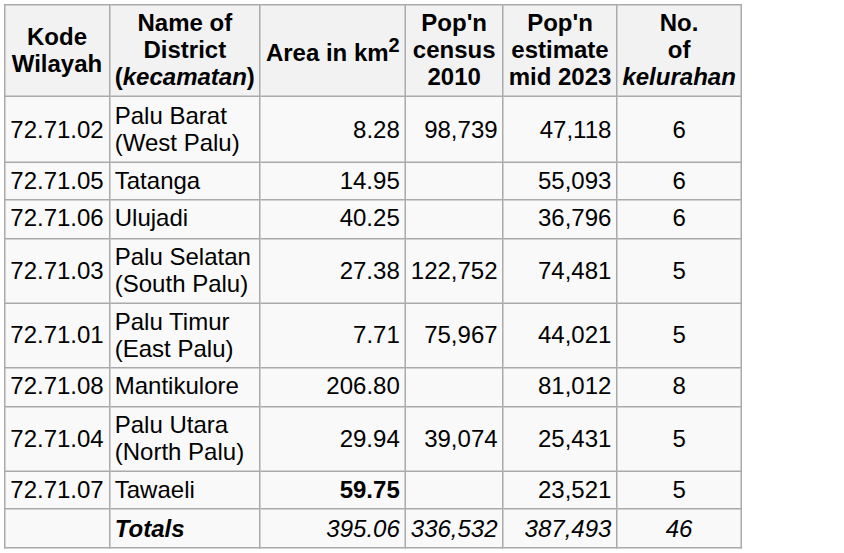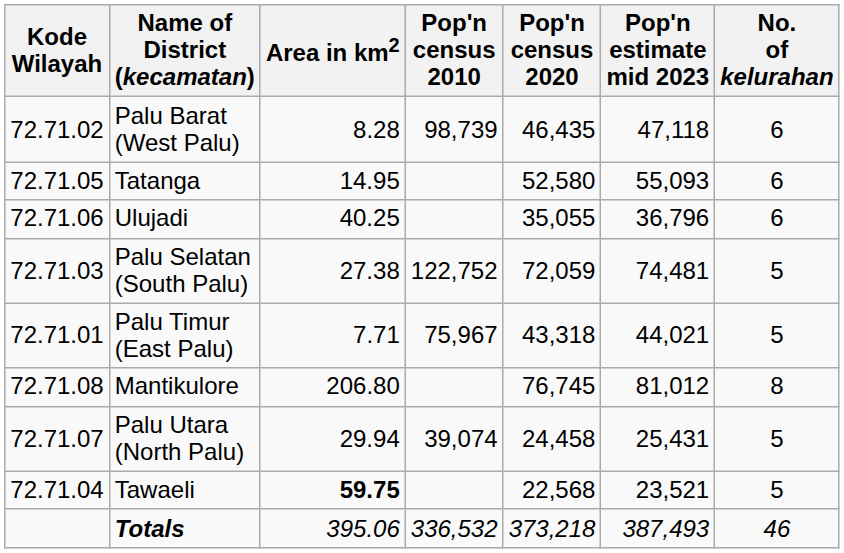+ column: (552, 50)
(57, 438) 72.71.04 -> (57, 438) 72.71.07
(57, 490) 72.71.07 -> (57, 490) 72.71.04
